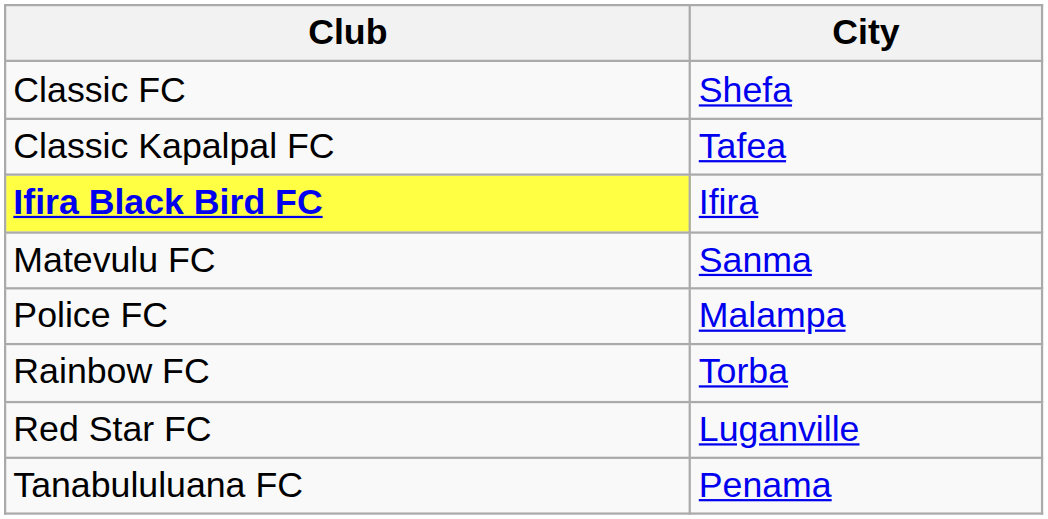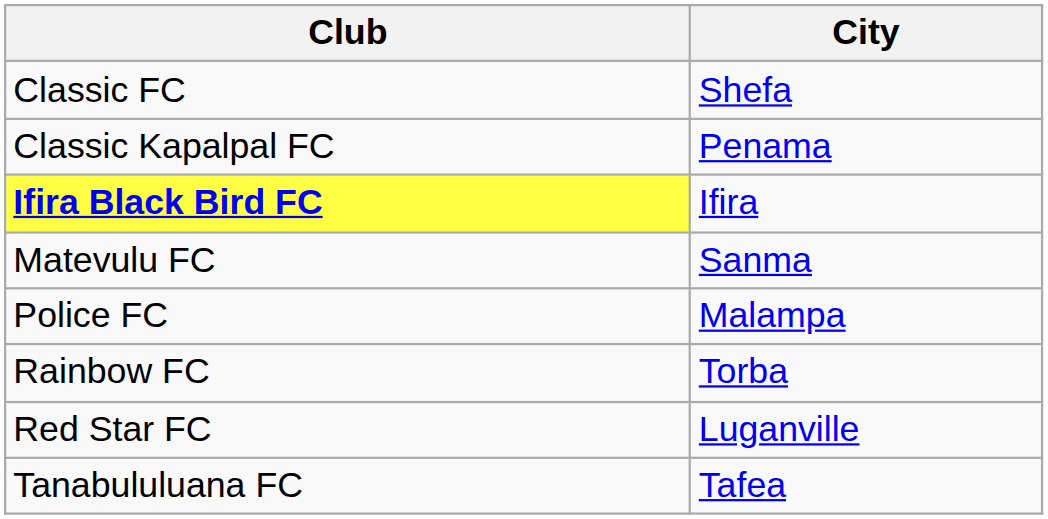(742, 145) Tafea -> (765, 145) Penama
(765, 485) Penama -> (742, 485) Tafea
